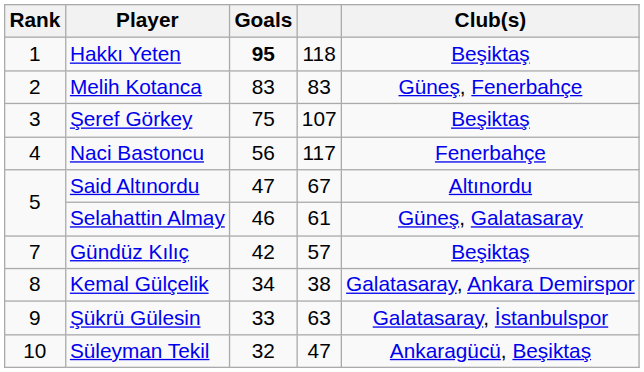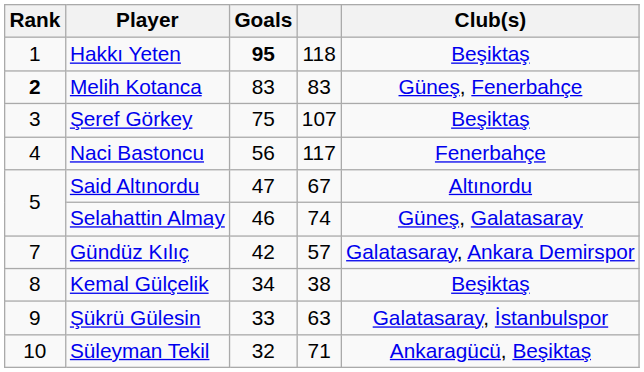(35, 86) normal -> (35, 86) bold
(319, 218) 61 -> (319, 218) 74
(490, 251) Beşiktaş -> (490, 251) Galatasaray, Ankara Demirspor
(490, 284) Galatasaray, Ankara Demirspor -> (490, 284) Beşiktaş
(319, 350) 47 -> (319, 350) 71
